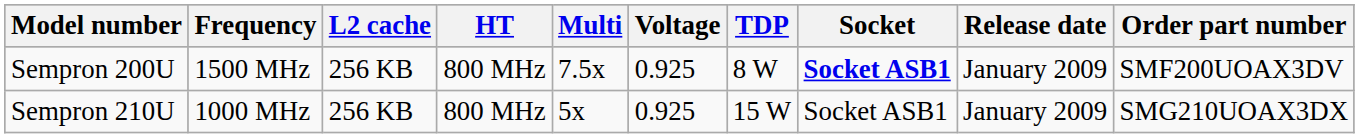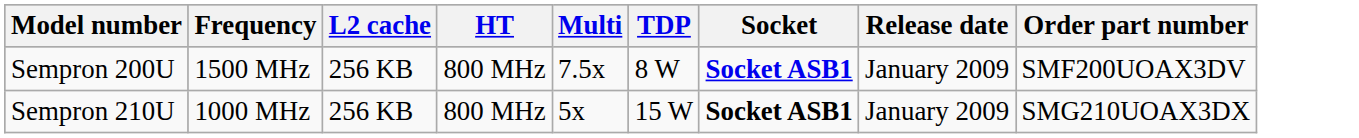- column: (678, 25)
(876, 111) normal -> (779, 111) bold
